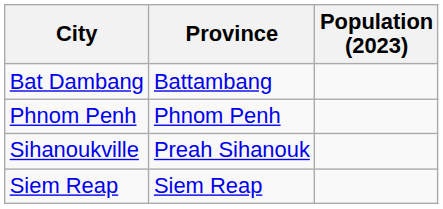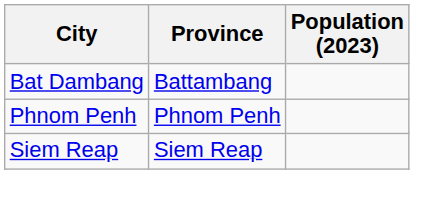- row: (74, 150)
